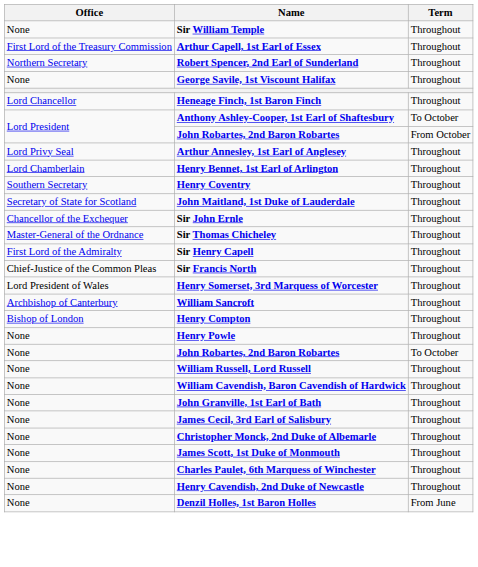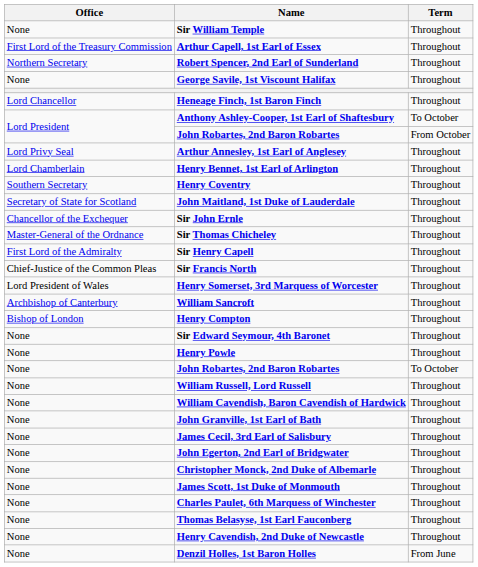+ row: (18, 335)
+ row: (18, 453)
+ row: (18, 520)
